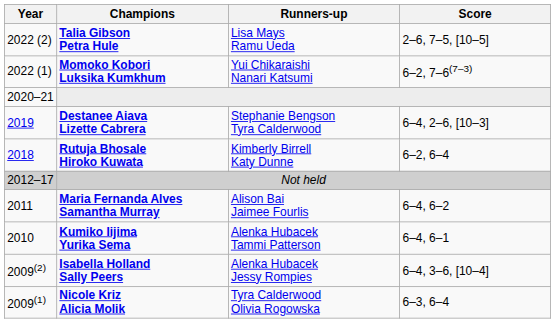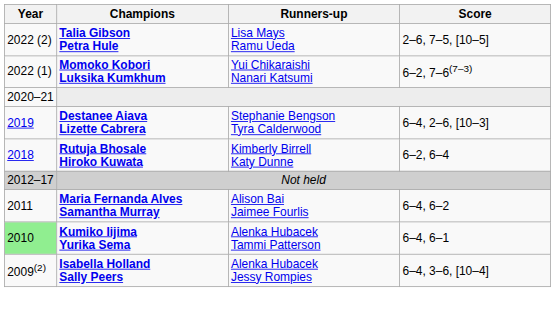(21, 238) no background -> (21, 238) lightgreen background
- row: (92, 303)
